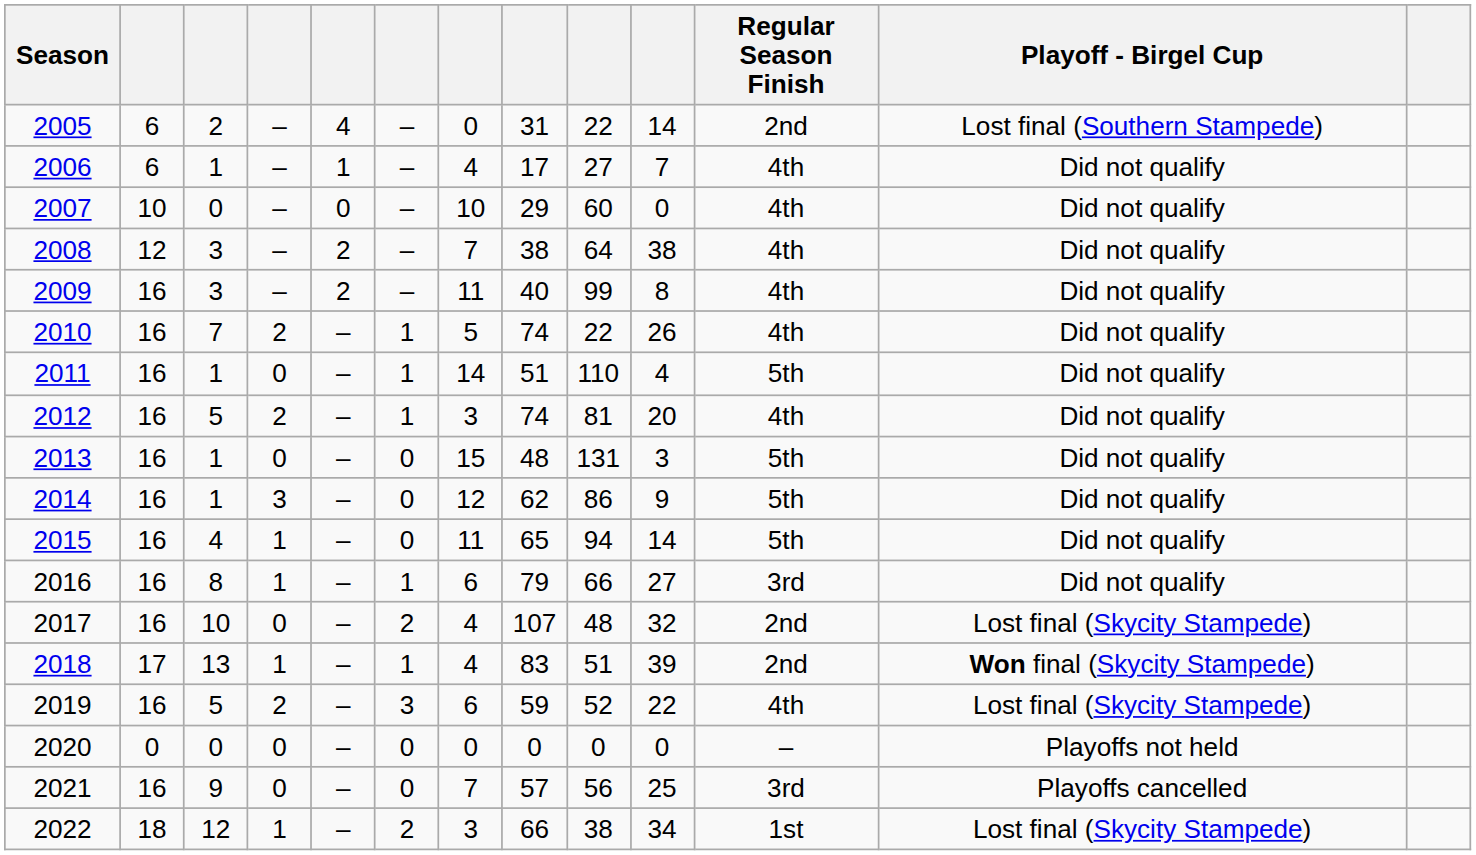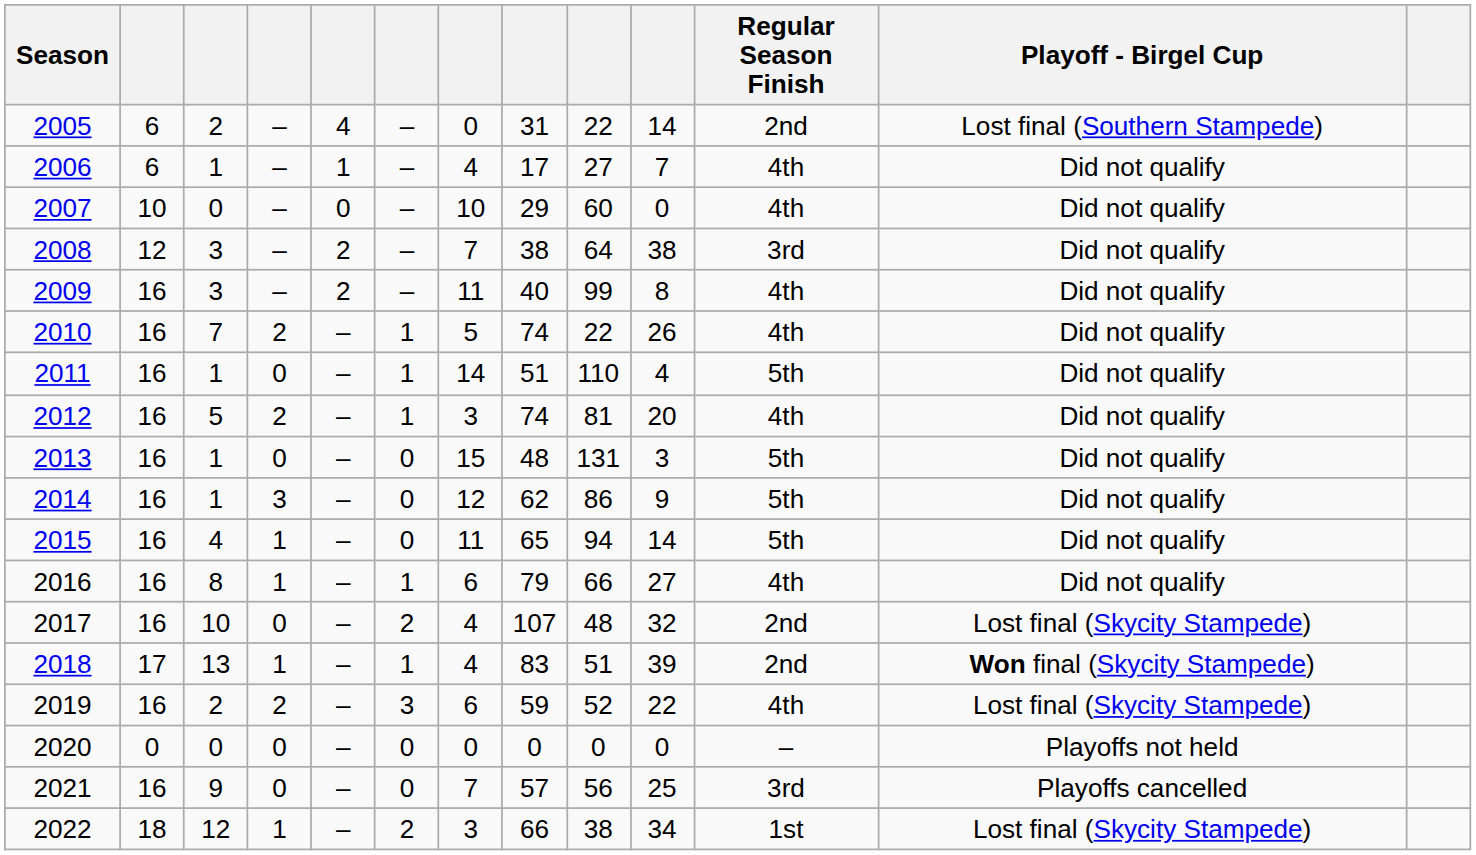(786, 250) 4th -> (786, 250) 3rd
(786, 581) 3rd -> (786, 581) 4th
(216, 705) 5 -> (216, 705) 2
